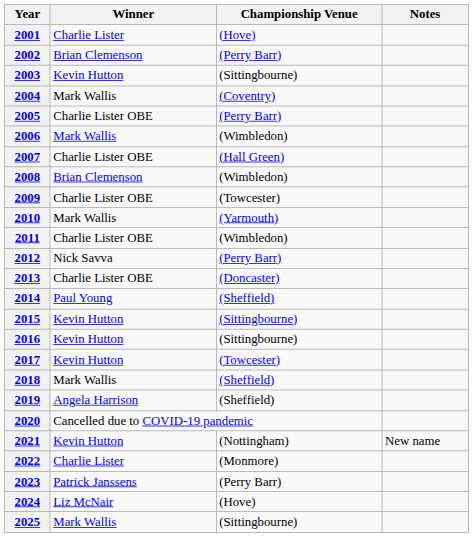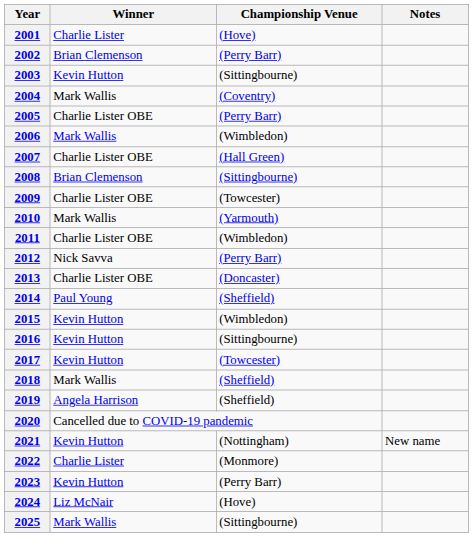(253, 177) (Wimbledon) -> (258, 177) (Sittingbourne)
(258, 319) (Sittingbourne) -> (253, 319) (Wimbledon)
(95, 481) Patrick Janssens -> (88, 481) Kevin Hutton
